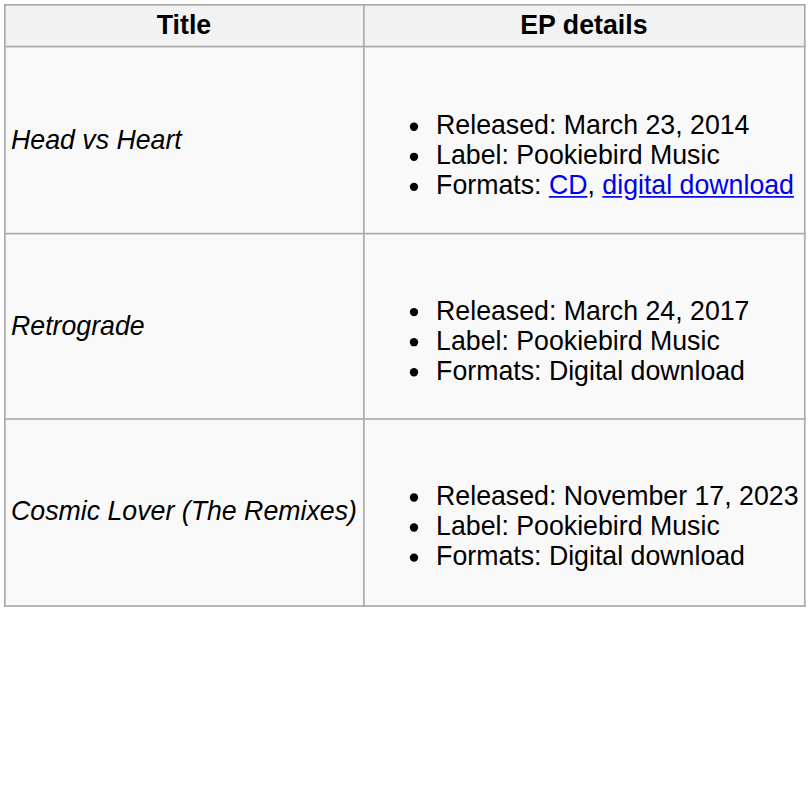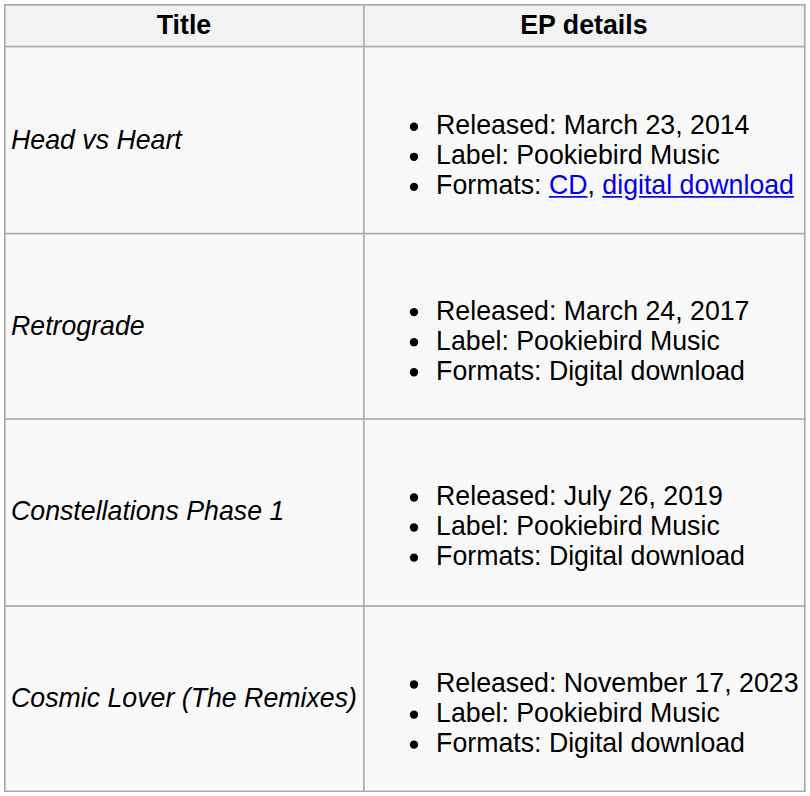+ row: (148, 511)
